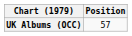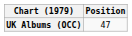(105, 25) 57 -> (105, 25) 47
